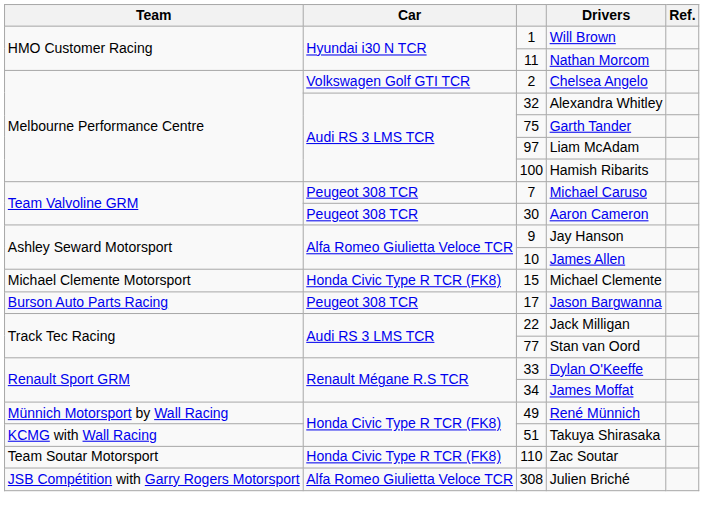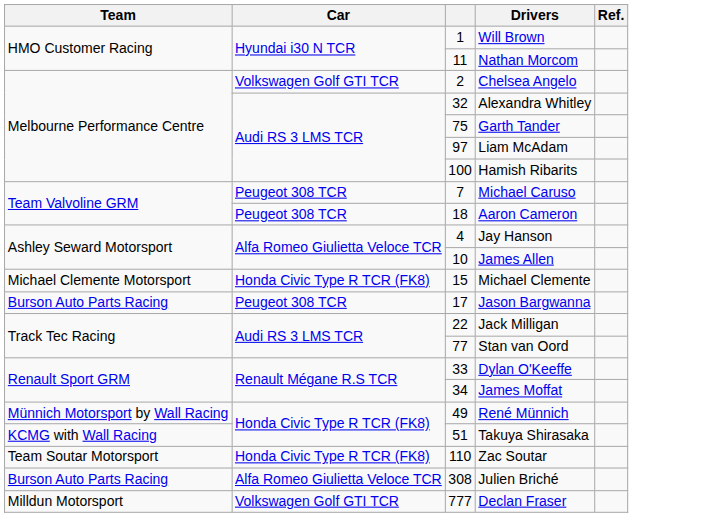(531, 214) 30 -> (460, 214) 18
(531, 236) 9 -> (460, 236) 4
(154, 479) JSB Compétition with Garry Rogers Motorsport -> (88, 479) Burson Auto Parts Racing
+ row: (522, 501)
